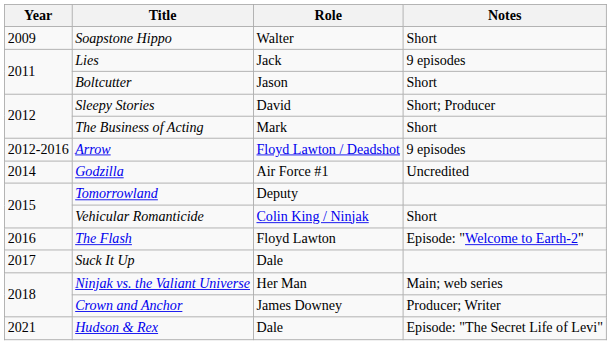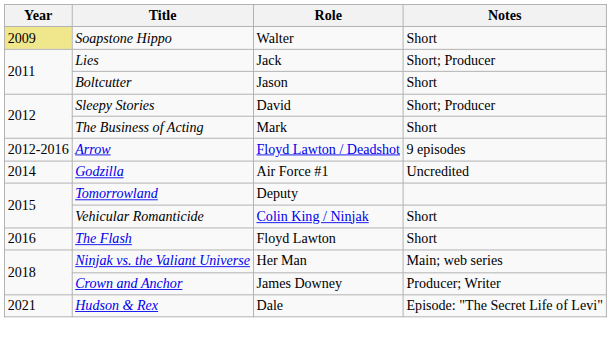(22, 37) no background -> (22, 37) khaki background
(436, 60) 9 episodes -> (451, 60) Short; Producer
(495, 238) Episode: "Welcome to Earth-2" -> (422, 238) Short
- row: (105, 261)
